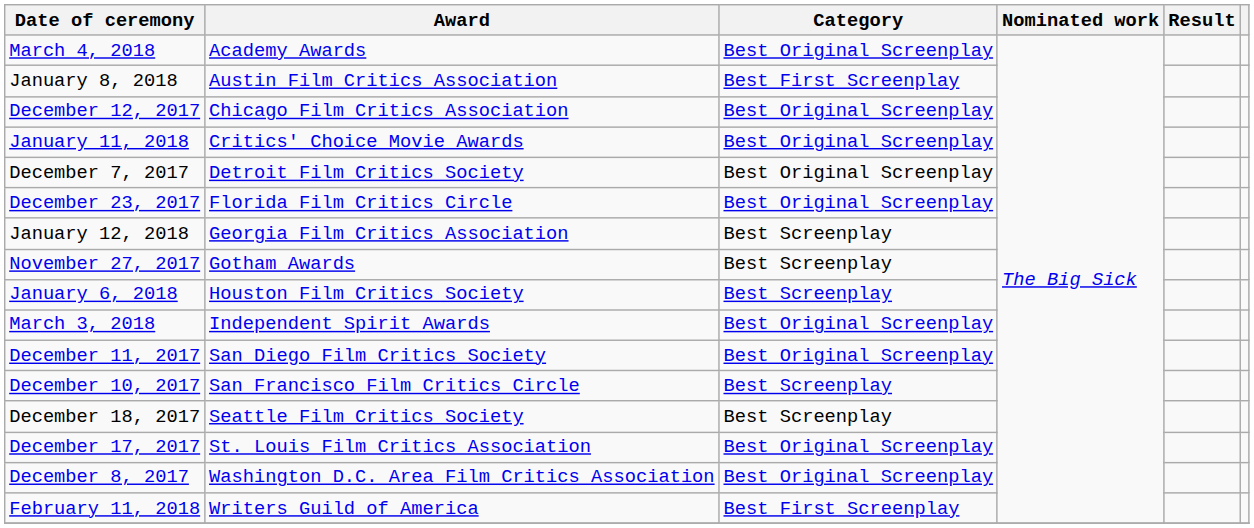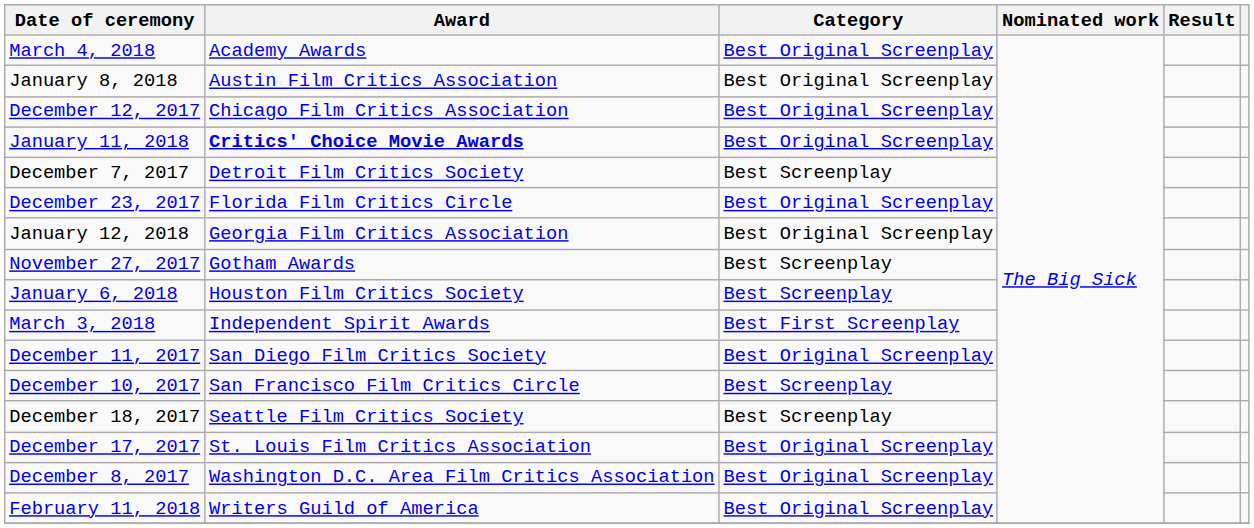(841, 81) Best First Screenplay -> (858, 81) Best Original Screenplay
(366, 142) normal -> (366, 142) bold
(858, 173) Best Original Screenplay -> (808, 173) Best Screenplay
(808, 234) Best Screenplay -> (858, 234) Best Original Screenplay
(858, 325) Best Original Screenplay -> (841, 325) Best First Screenplay
(841, 508) Best First Screenplay -> (858, 508) Best Original Screenplay
